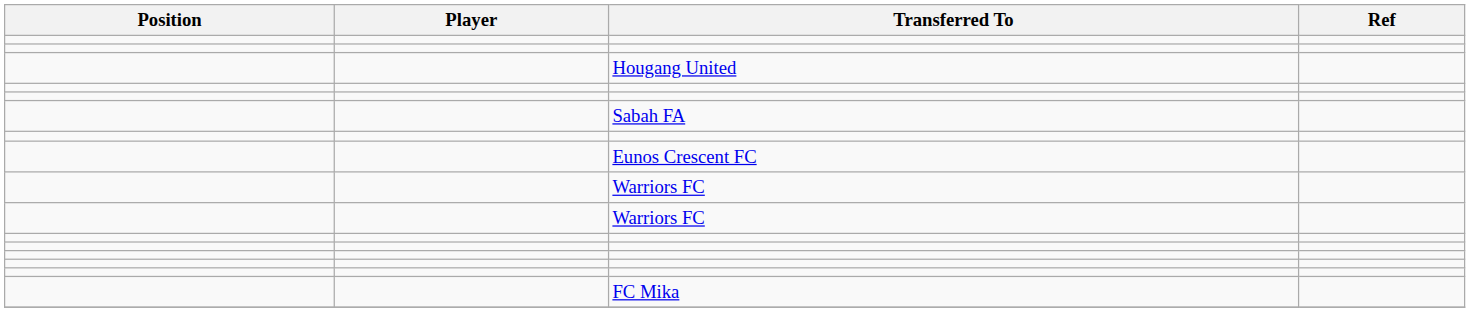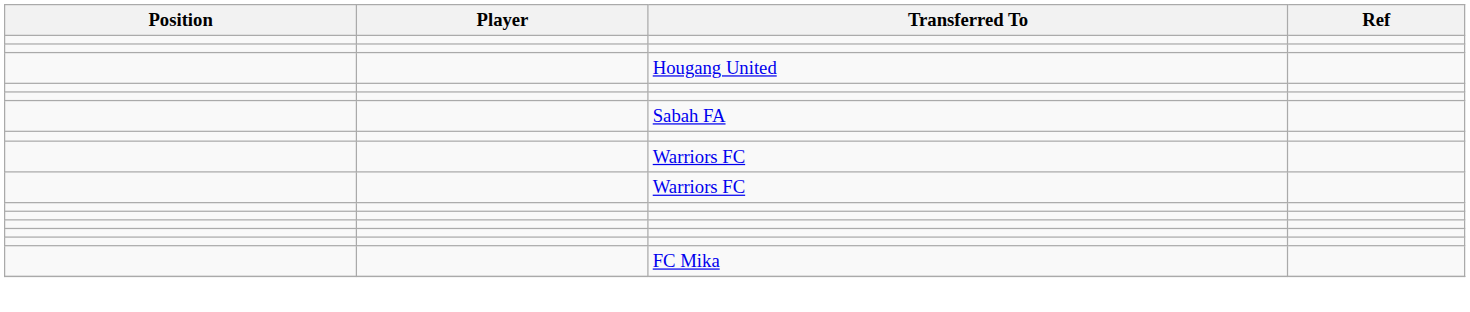- row: (170, 156)
